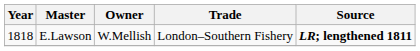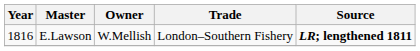(20, 35) 1818 -> (20, 35) 1816
